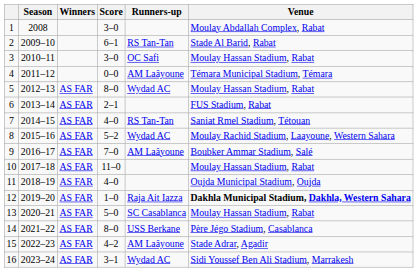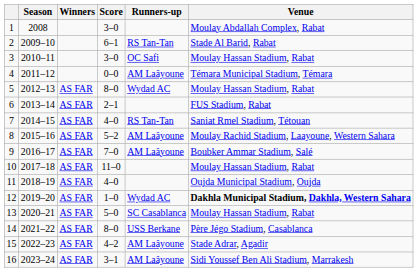(149, 136) Wydad AC -> (156, 136) AM Laâyoune
(155, 197) Raja Ait Iazza -> (149, 197) Wydad AC
(149, 259) Wydad AC -> (156, 259) AM Laâyoune
